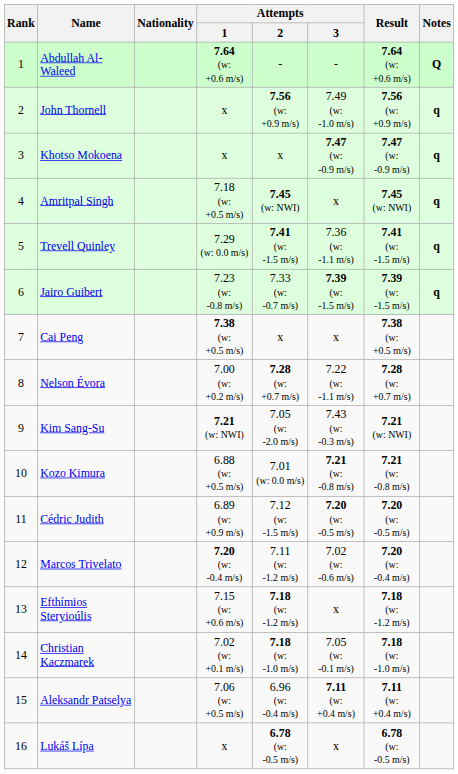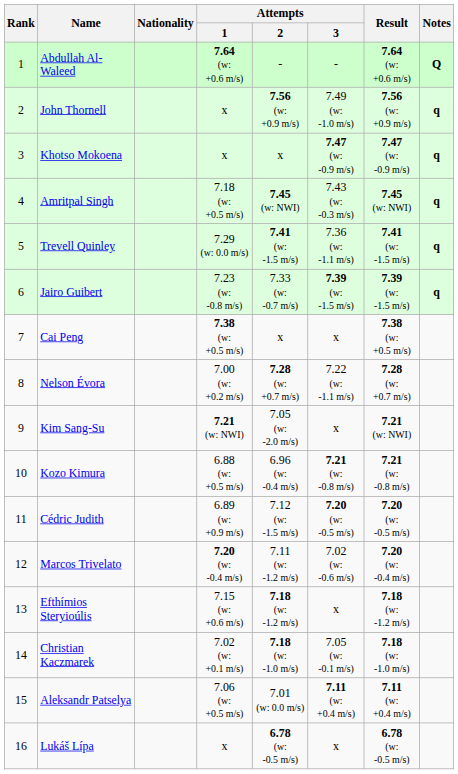(336, 201) x -> (336, 201) 7.43 (w: -0.3 m/s)
(336, 428) 7.43 (w: -0.3 m/s) -> (336, 428) x
(280, 473) 7.01 (w: 0.0 m/s) -> (280, 473) 6.96 (w: -0.4 m/s)
(280, 700) 6.96 (w: -0.4 m/s) -> (280, 700) 7.01 (w: 0.0 m/s)
